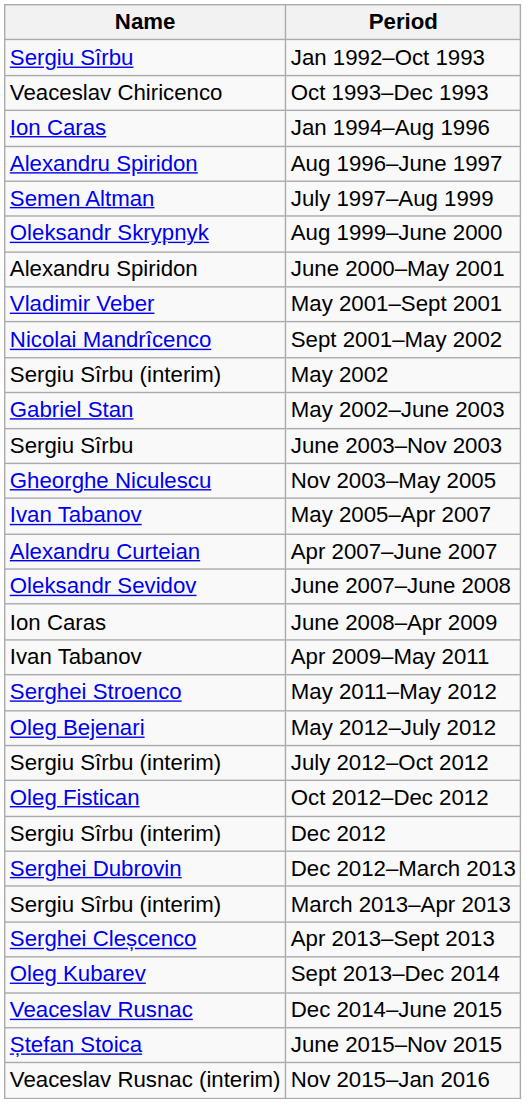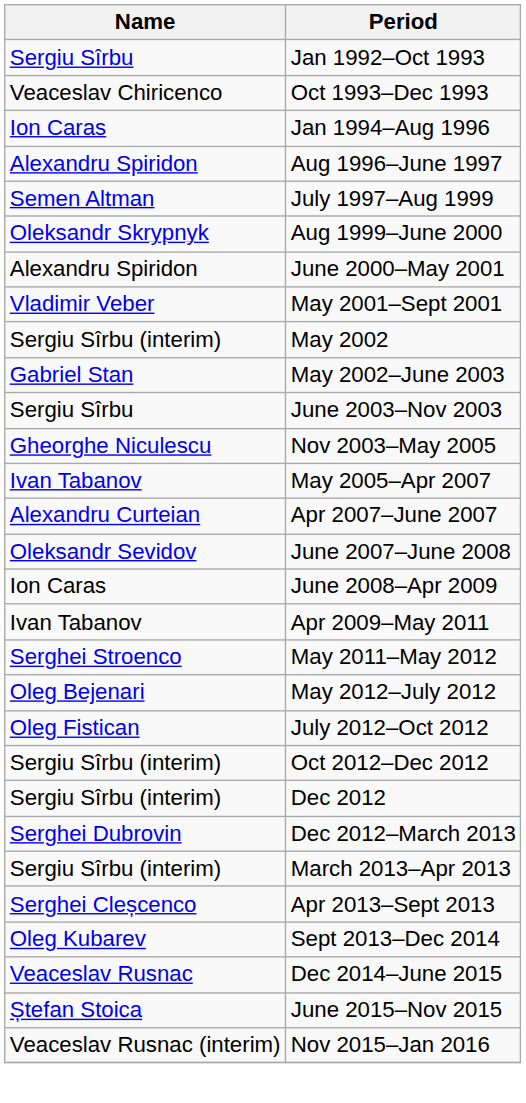- row: (397, 339)
(115, 762) Sergiu Sîrbu (interim) -> (75, 727) Oleg Fistican
(75, 798) Oleg Fistican -> (115, 762) Sergiu Sîrbu (interim)
